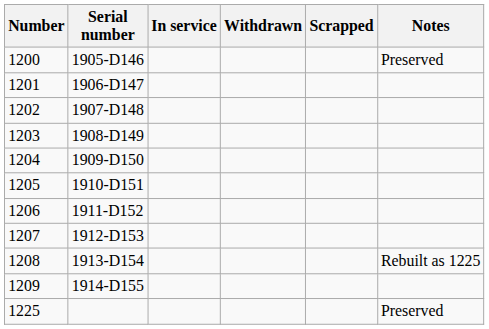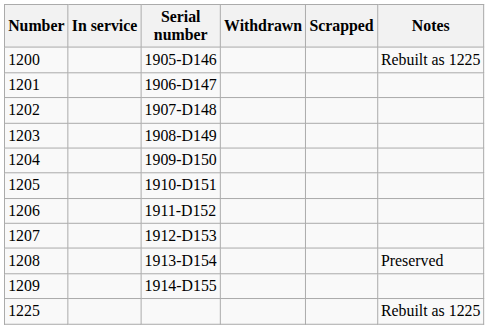columns swapped: (108, 25) <-> (184, 25)
(412, 60) Preserved -> (431, 60) Rebuilt as 1225
(431, 260) Rebuilt as 1225 -> (412, 260) Preserved
(412, 311) Preserved -> (431, 311) Rebuilt as 1225
